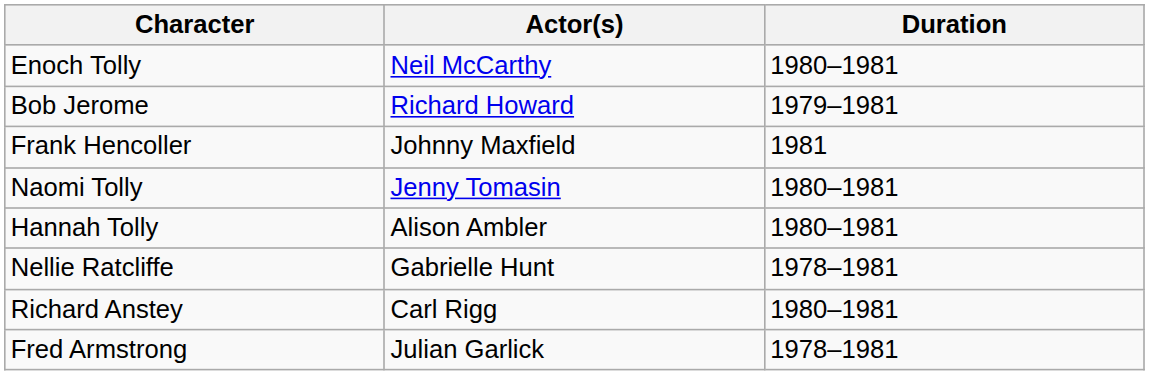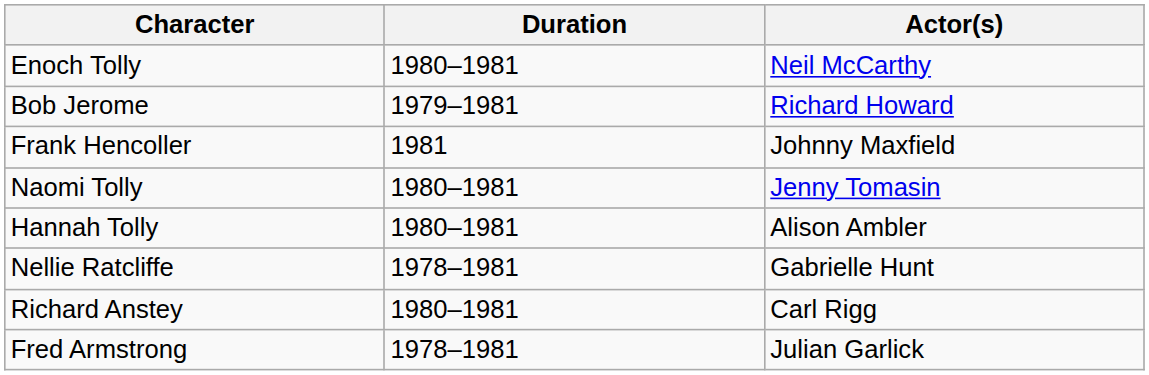columns swapped: (574, 24) <-> (954, 24)
